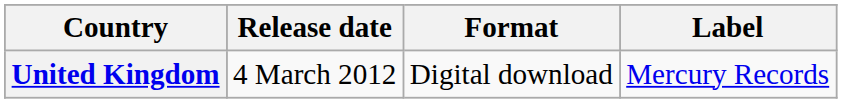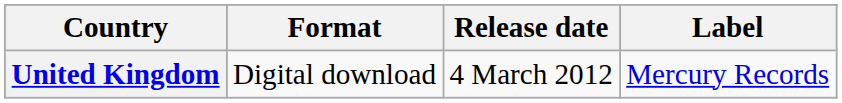columns swapped: (315, 27) <-> (511, 27)
